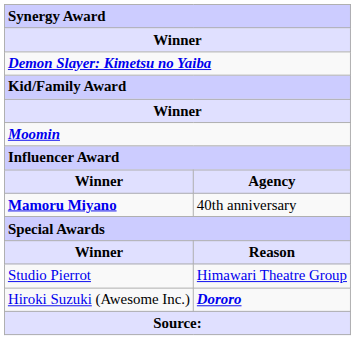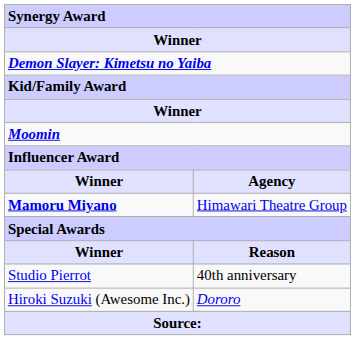(247, 205) 40th anniversary -> (272, 205) Himawari Theatre Group
(272, 275) Himawari Theatre Group -> (247, 275) 40th anniversary
(219, 299) bold -> (219, 299) normal
